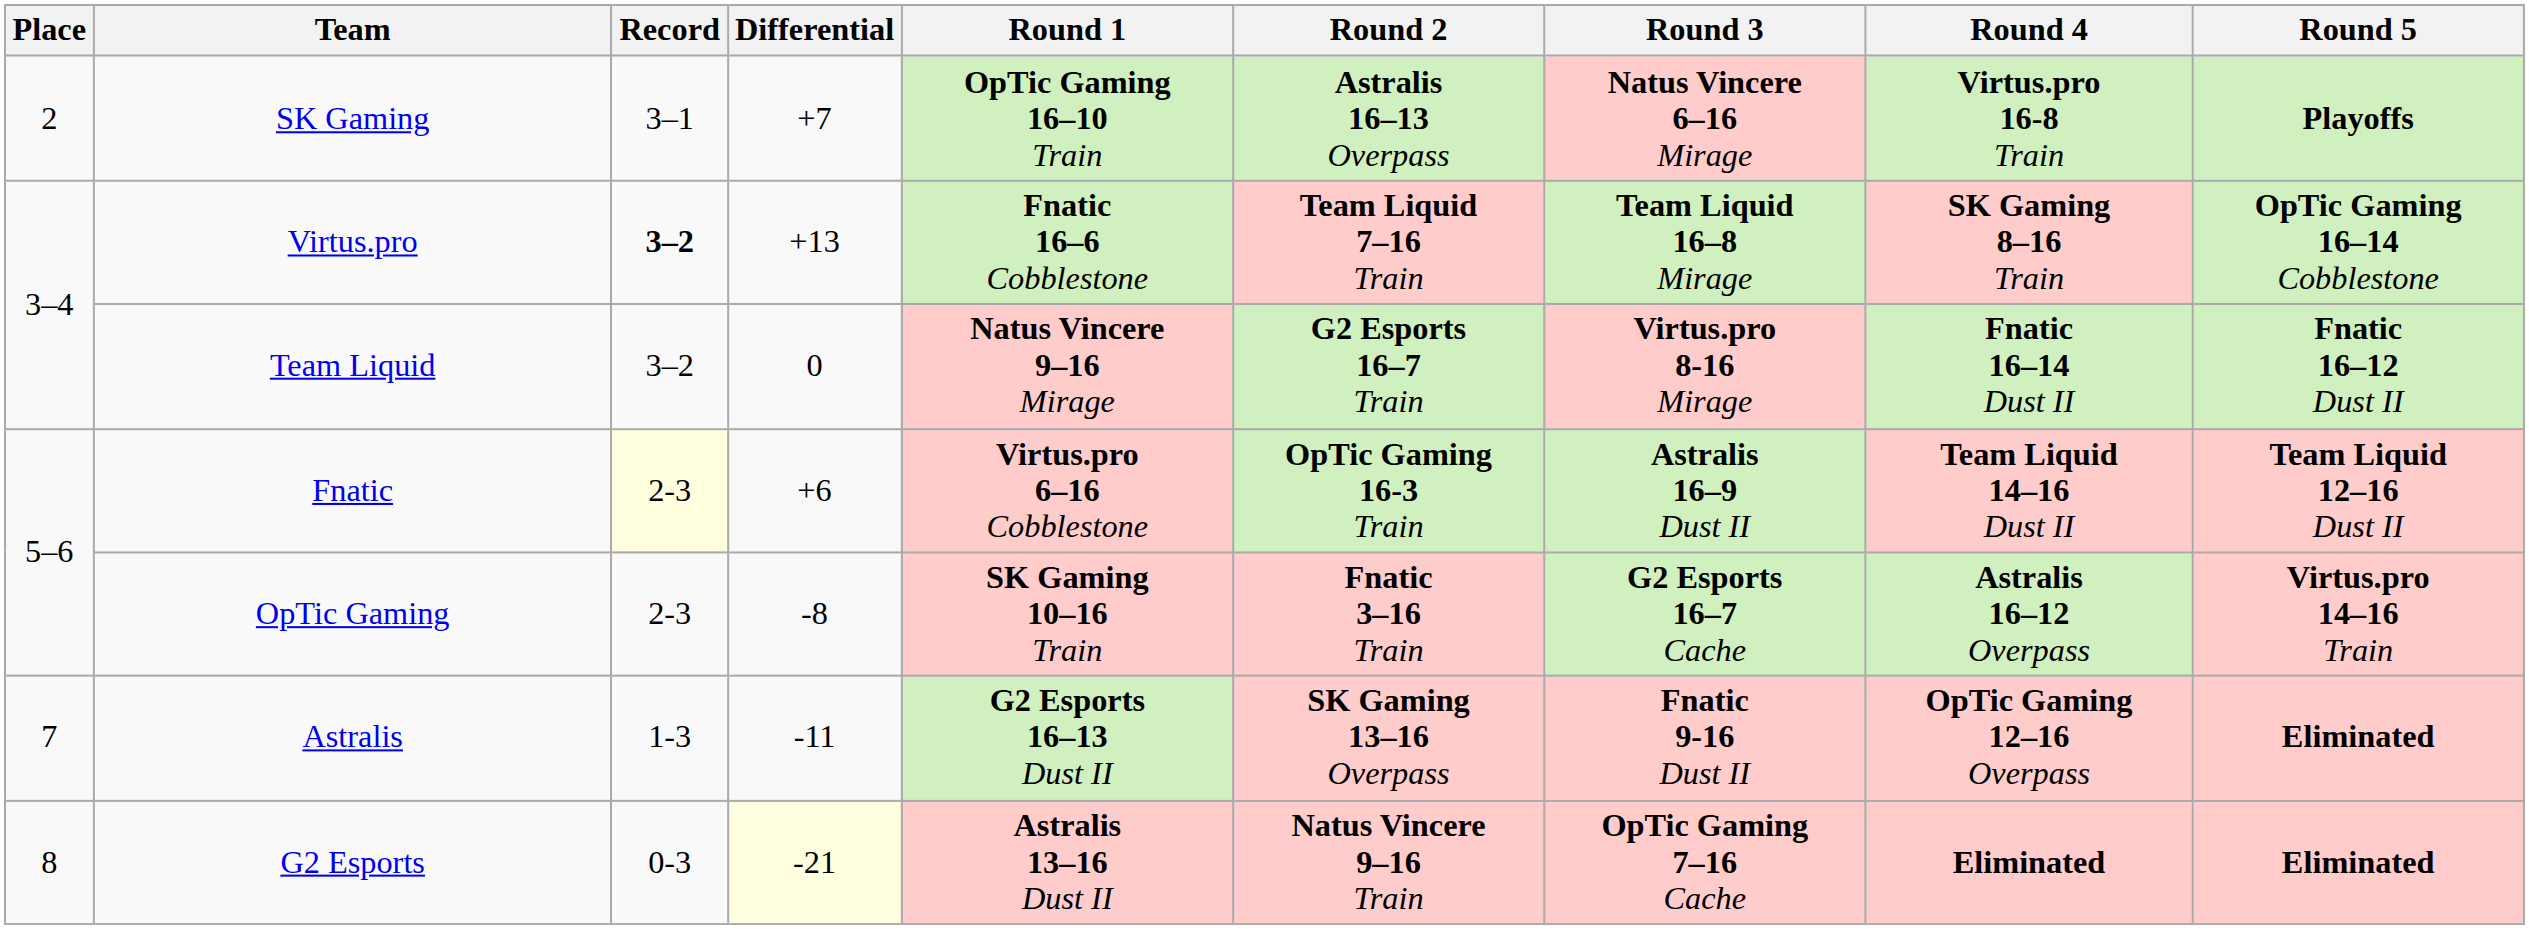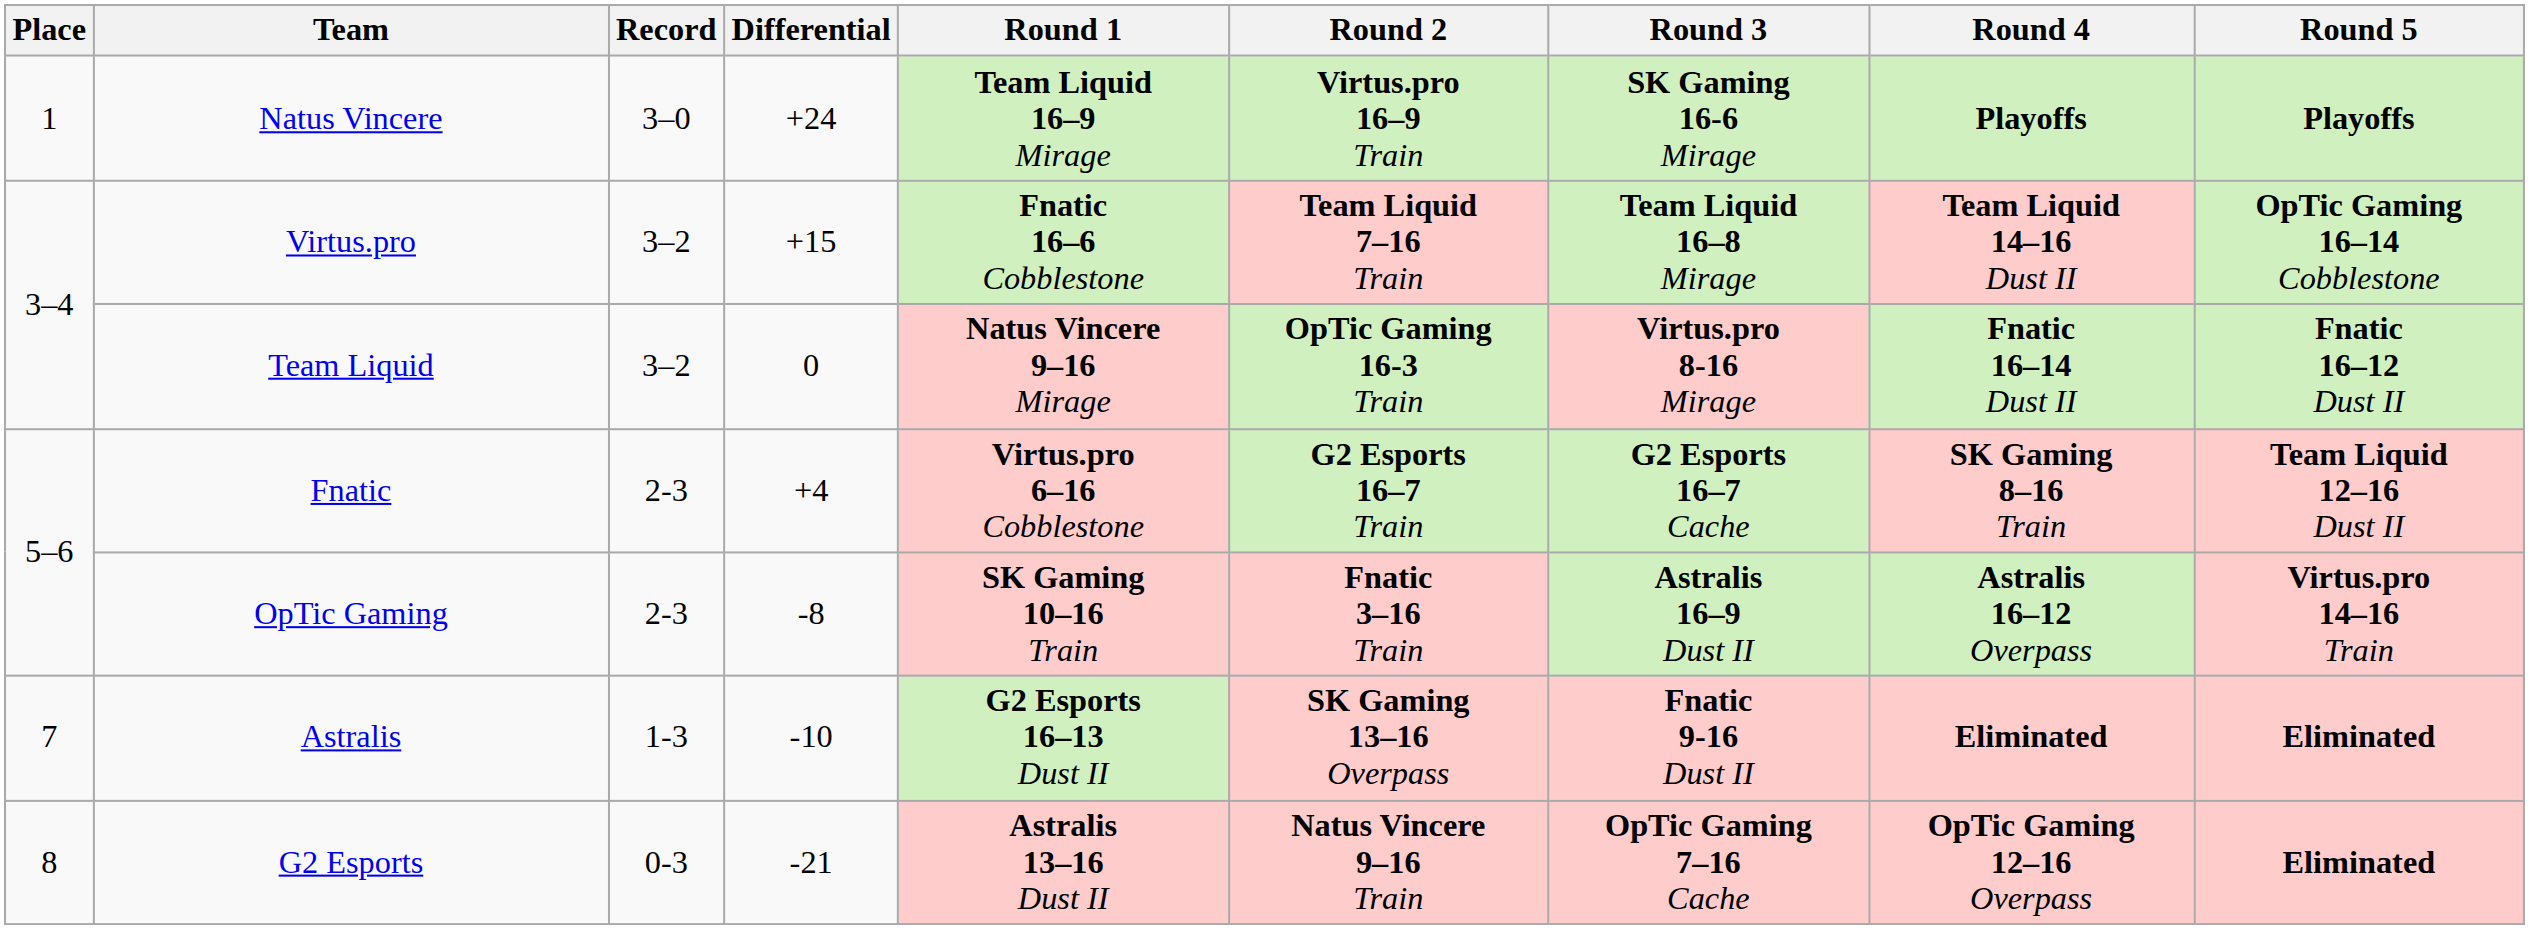+ row: (351, 117)
- row: (353, 117)
(670, 241) bold -> (666, 241) normal
(815, 241) +13 -> (811, 241) +15
(2029, 241) SK Gaming 8–16 Train -> (2031, 241) Team Liquid 14–16 Dust II
(1389, 365) G2 Esports 16–7 Train -> (1388, 365) OpTic Gaming 16-3 Train
(670, 489) lightyellow background -> (666, 489) no background
(815, 489) +6 -> (811, 489) +4
(1389, 489) OpTic Gaming 16-3 Train -> (1388, 489) G2 Esports 16–7 Train
(1705, 489) Astralis 16–9 Dust II -> (1708, 489) G2 Esports 16–7 Cache
(2029, 489) Team Liquid 14–16 Dust II -> (2031, 489) SK Gaming 8–16 Train
(1705, 613) G2 Esports 16–7 Cache -> (1708, 613) Astralis 16–9 Dust II
(815, 737) -11 -> (811, 737) -10
(2029, 737) OpTic Gaming 12–16 Overpass -> (2031, 737) Eliminated
(815, 861) lightyellow background -> (811, 861) no background
(2029, 861) Eliminated -> (2031, 861) OpTic Gaming 12–16 Overpass
